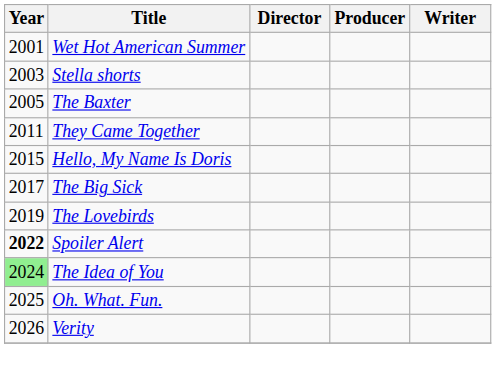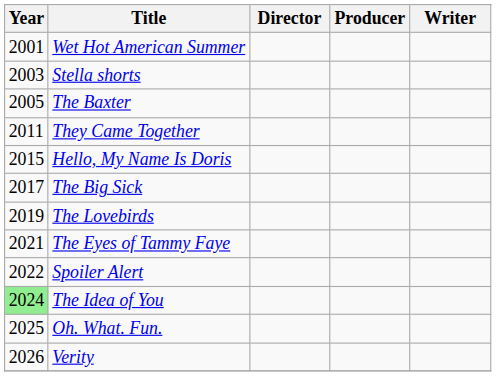+ row: (141, 243)
(26, 243) bold -> (26, 272) normal
